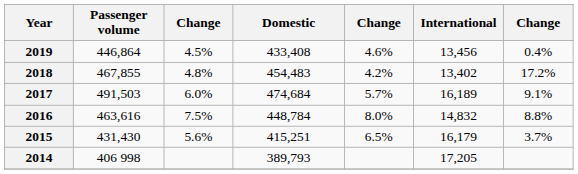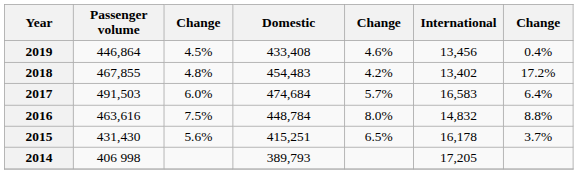(458, 94) 16,189 -> (458, 94) 16,583
(538, 94) 9.1% -> (538, 94) 6.4%
(458, 136) 16,179 -> (458, 136) 16,178
